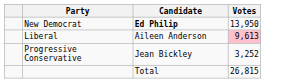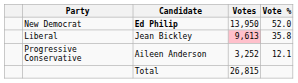+ column: (277, 11)
(171, 37) Aileen Anderson -> (163, 37) Jean Bickley
(163, 54) Jean Bickley -> (171, 54) Aileen Anderson
